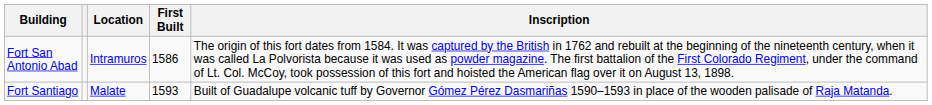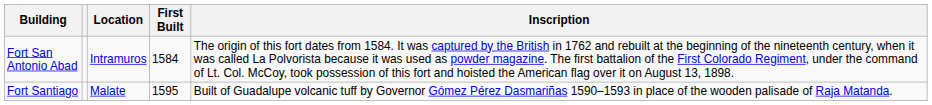(165, 59) 1586 -> (165, 59) 1584
(165, 91) 1593 -> (165, 91) 1595
